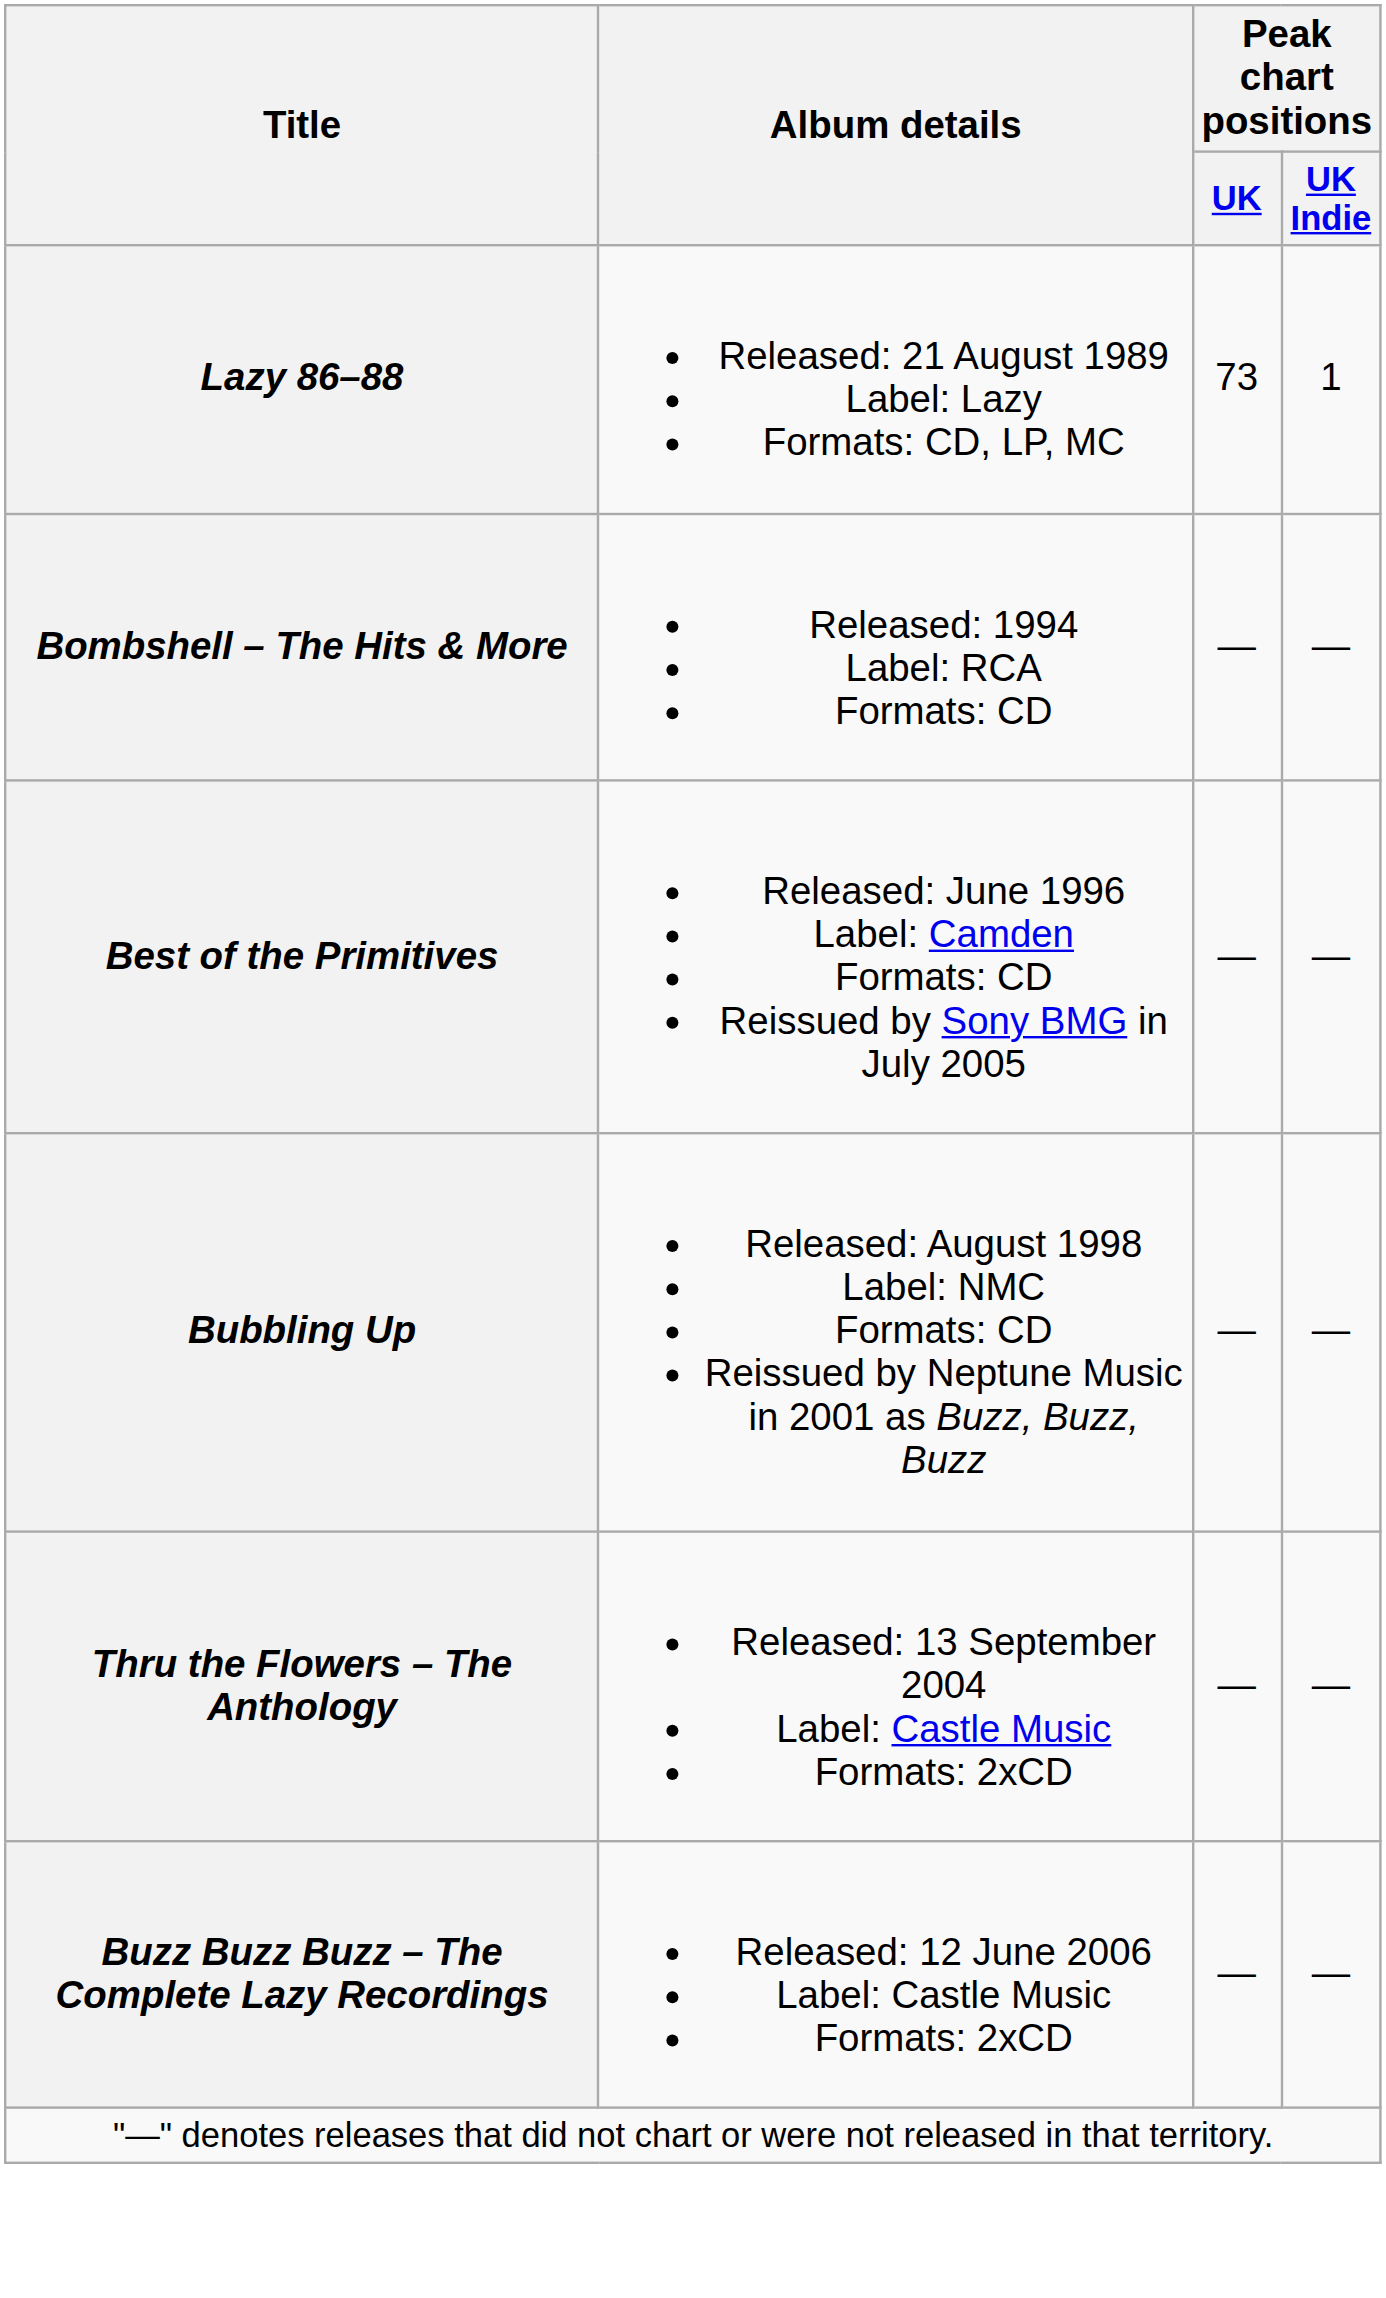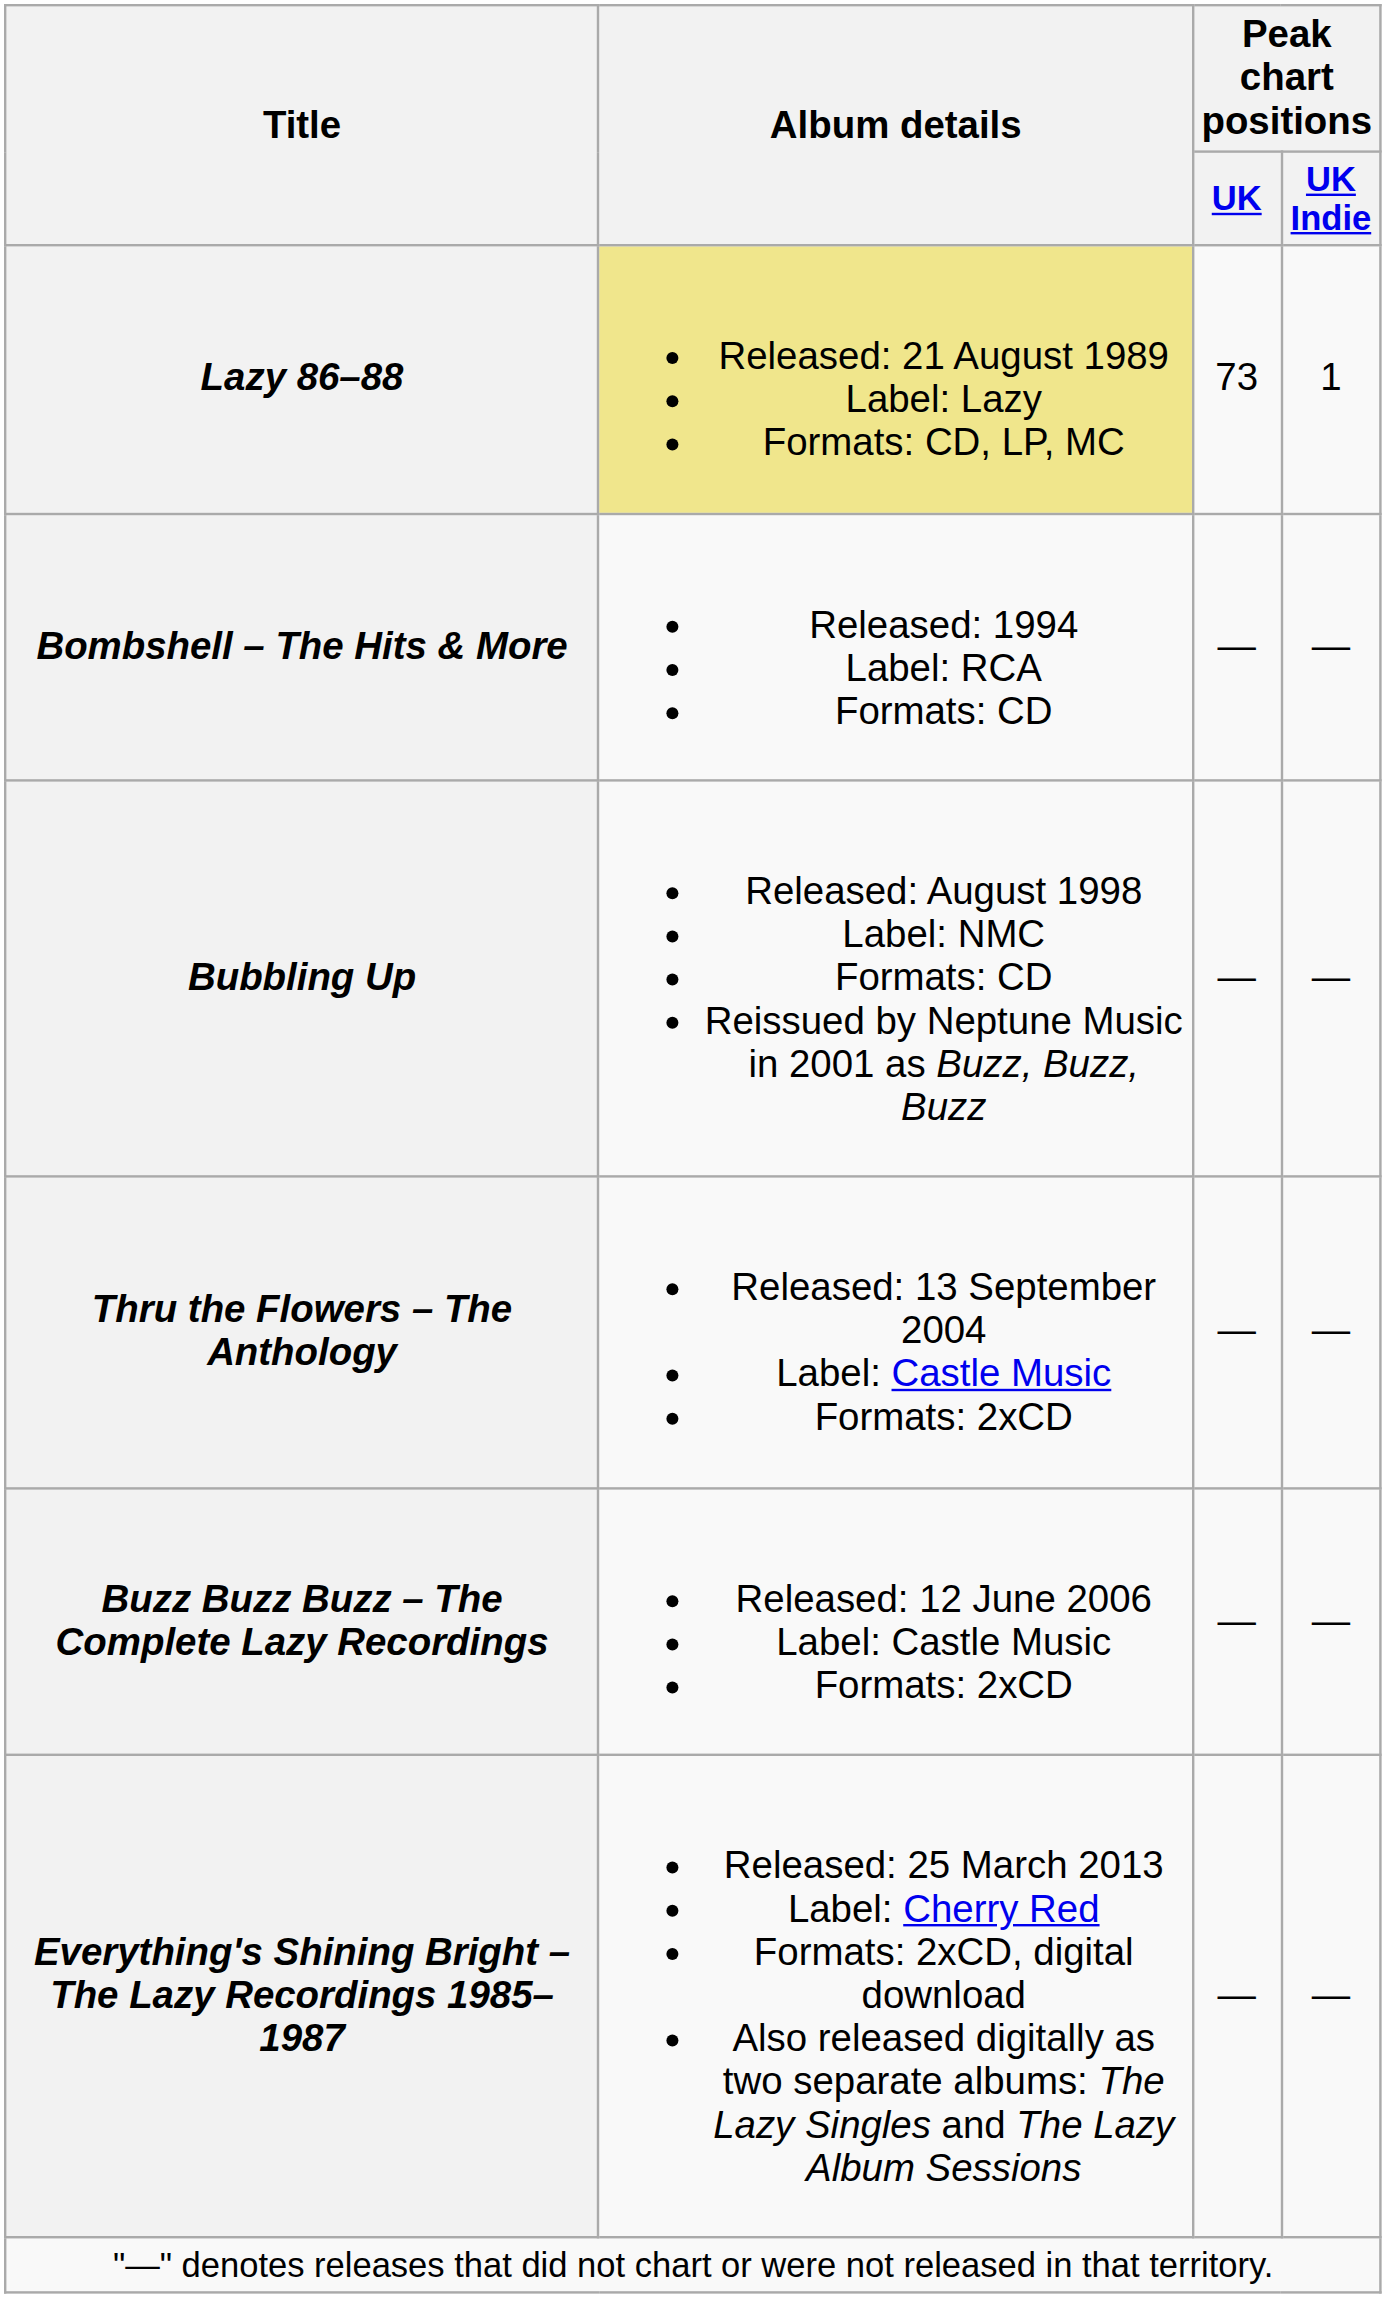(896, 401) no background -> (896, 401) khaki background
- row: (302, 956)
+ row: (302, 1995)
